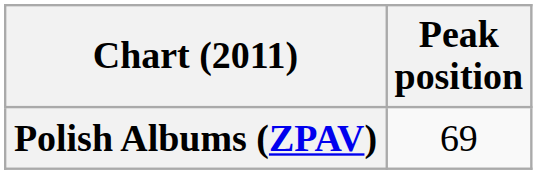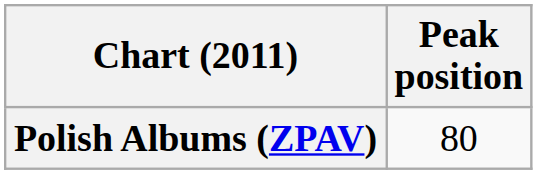(459, 137) 69 -> (459, 137) 80
